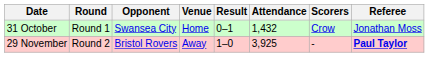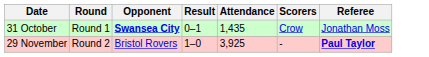- column: (197, 12)
(145, 28) normal -> (147, 28) bold
(264, 28) 1,432 -> (232, 28) 1,435
